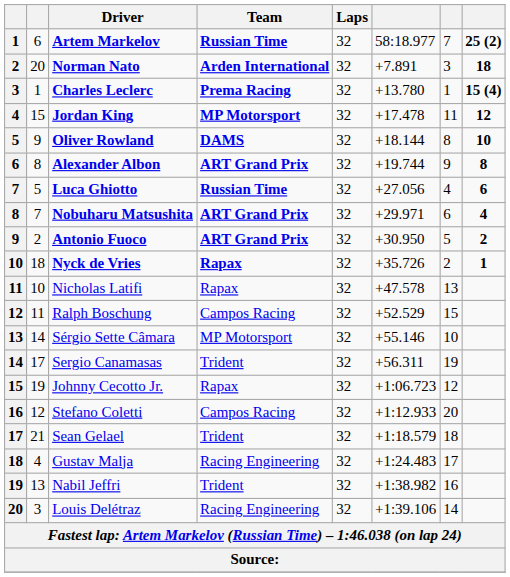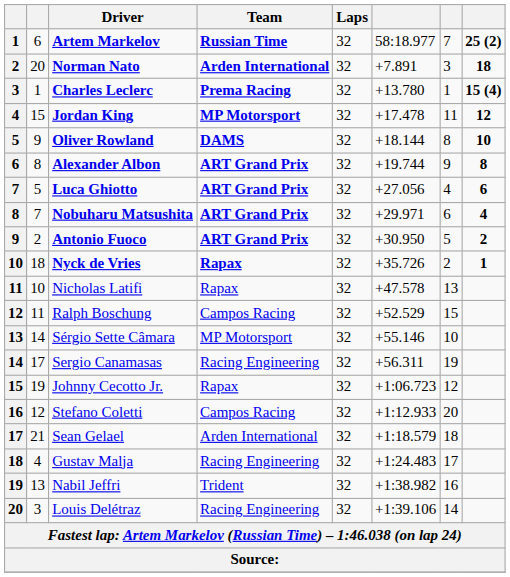(244, 189) Russian Time -> (254, 189) ART Grand Prix
(222, 361) Trident -> (260, 361) Racing Engineering
(222, 436) Trident -> (259, 436) Arden International
